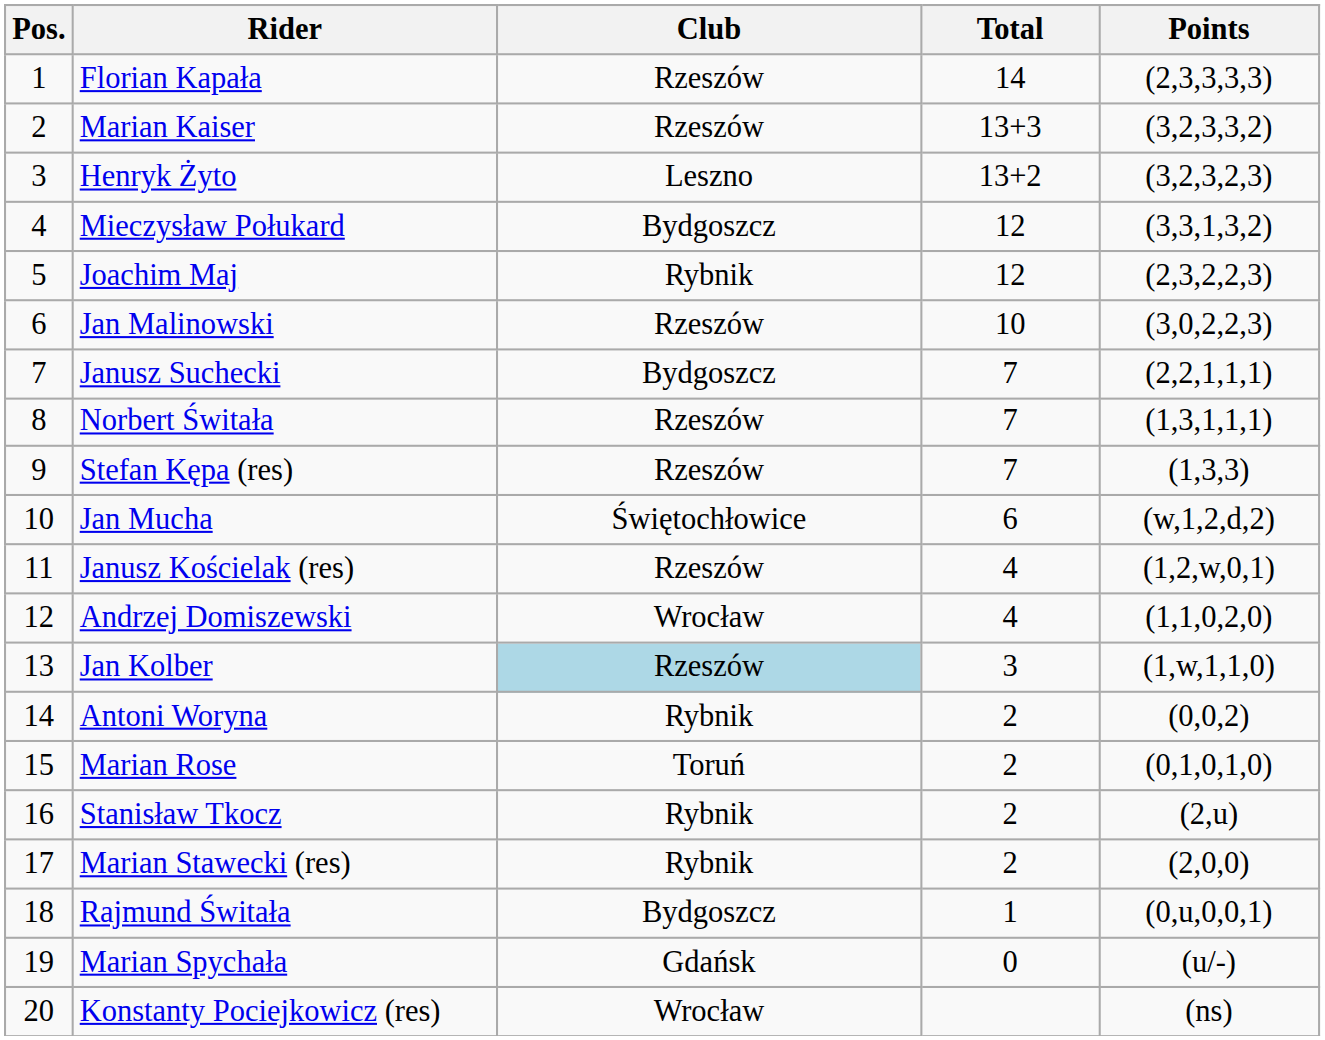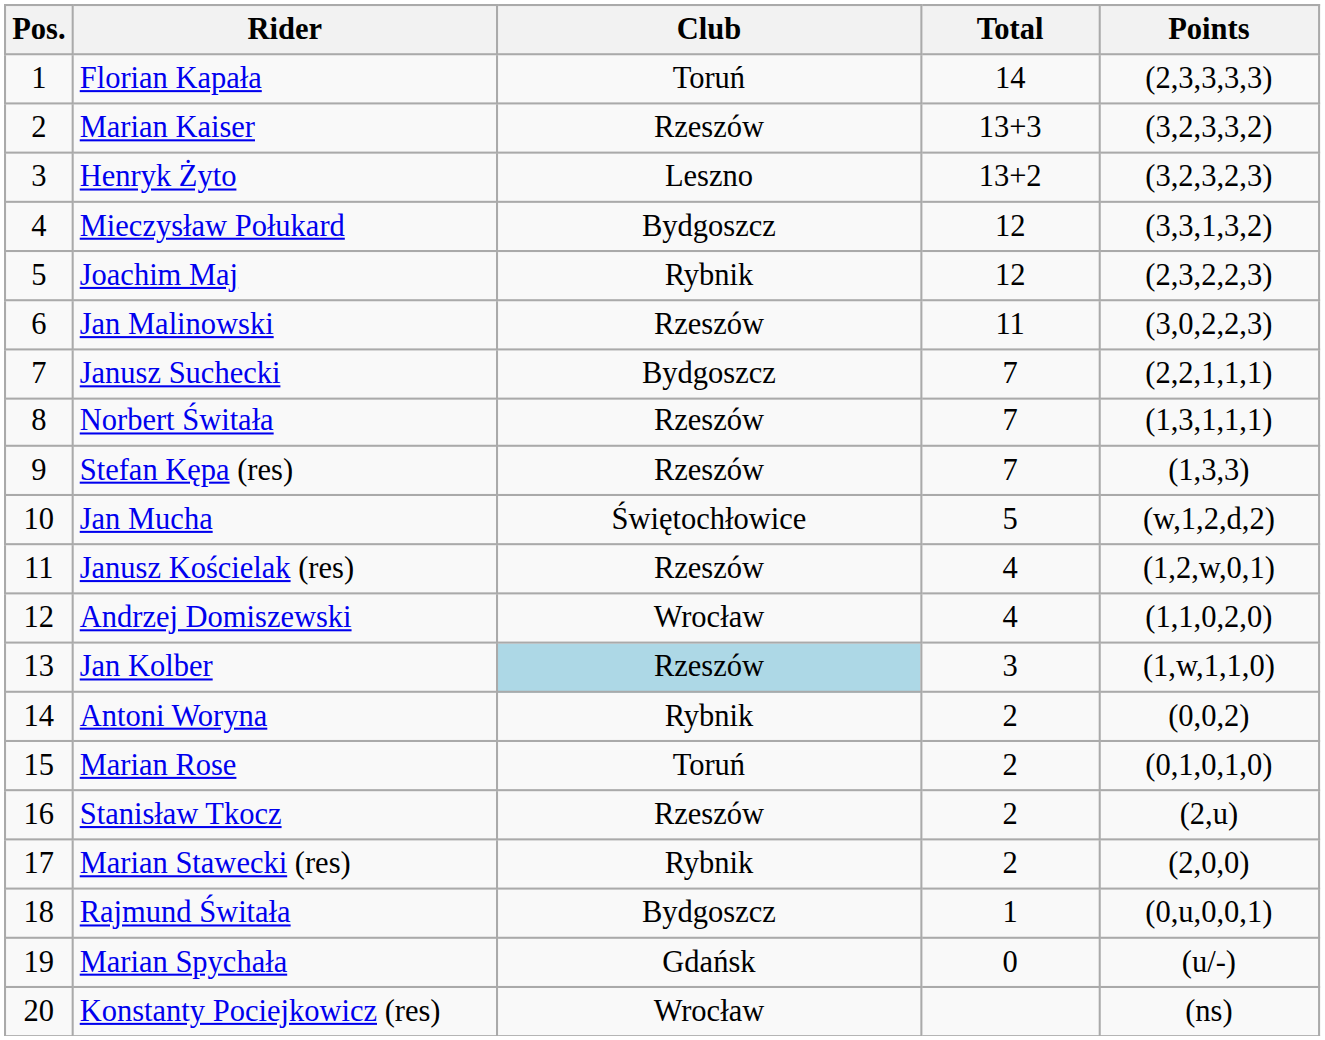(709, 77) Rzeszów -> (709, 77) Toruń
(1010, 323) 10 -> (1010, 323) 11
(1010, 519) 6 -> (1010, 519) 5
(709, 814) Rybnik -> (709, 814) Rzeszów
